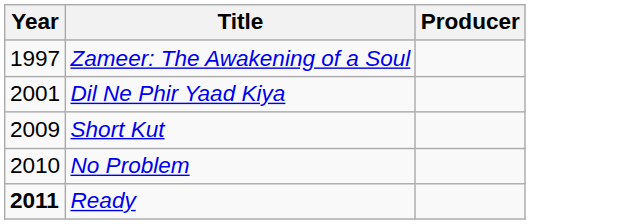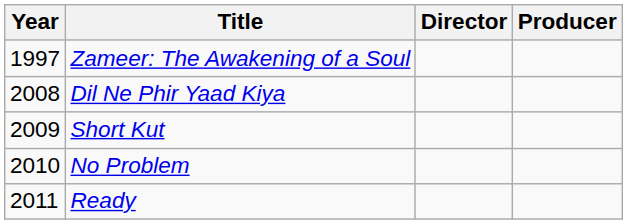+ column: (464, 22)
(35, 93) 2001 -> (35, 93) 2008
(34, 201) bold -> (34, 201) normal
